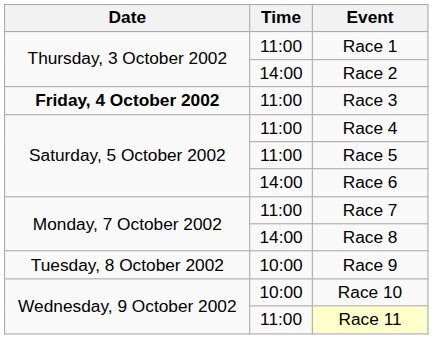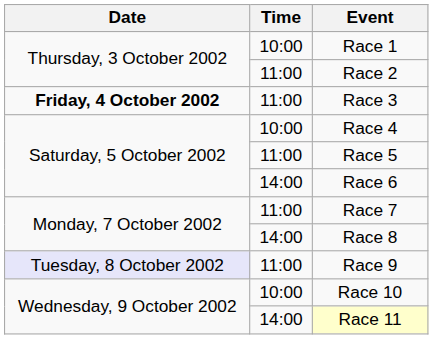(281, 45) 11:00 -> (281, 45) 10:00
(281, 73) 14:00 -> (281, 73) 11:00
(281, 127) 11:00 -> (281, 127) 10:00
(127, 264) no background -> (127, 264) lavender background
(281, 264) 10:00 -> (281, 264) 11:00
(281, 319) 11:00 -> (281, 319) 14:00
